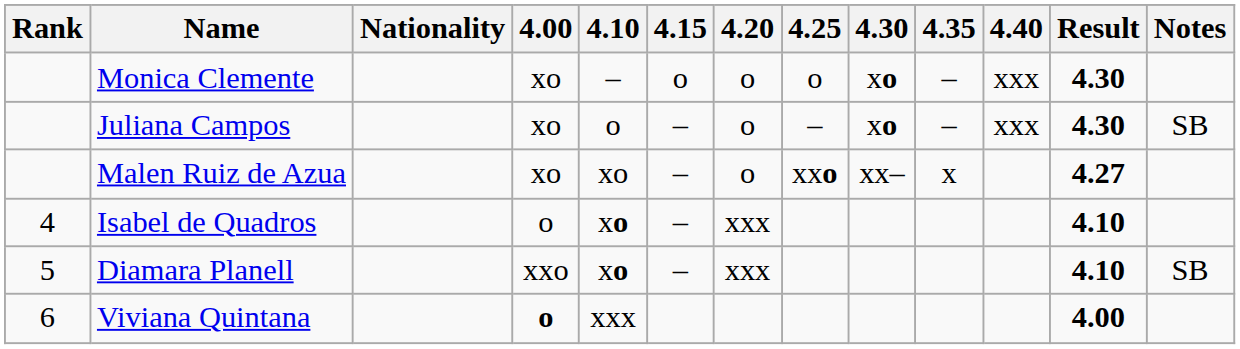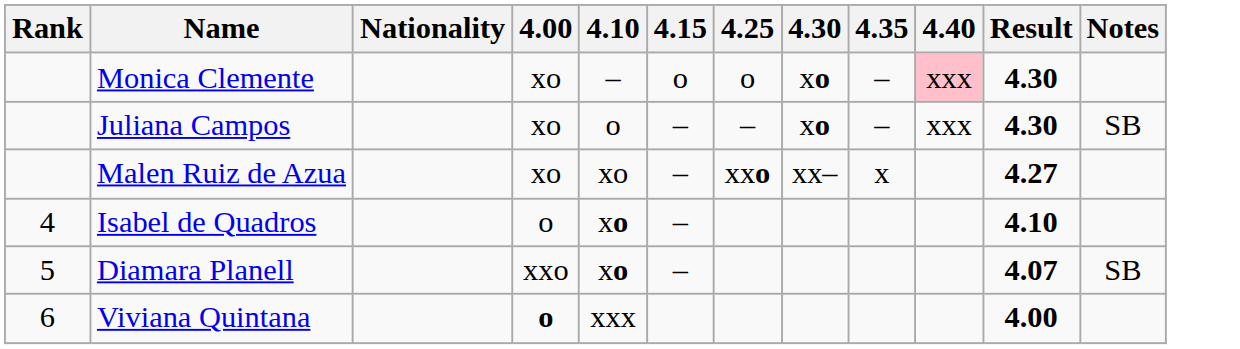- column: (748, 28)
(1016, 76) no background -> (949, 76) pink background
(1098, 269) 4.10 -> (1031, 269) 4.07
